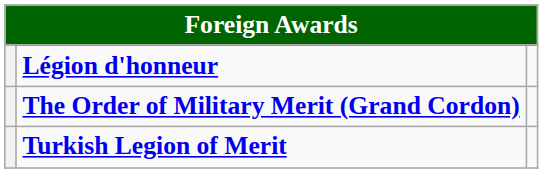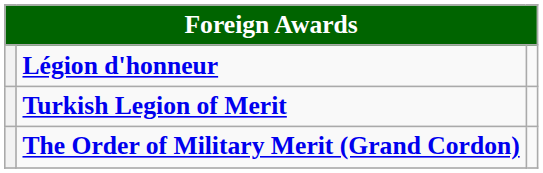rows swapped: (155, 146) <-> (271, 106)
